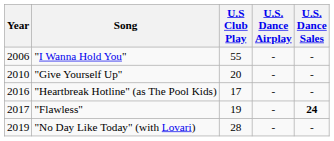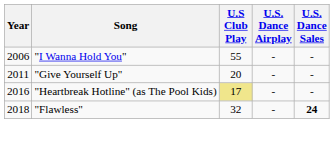(18, 74) 2010 -> (18, 74) 2011
(236, 91) no background -> (236, 91) khaki background
(18, 109) 2017 -> (18, 109) 2018
(236, 109) 19 -> (236, 109) 32
- row: (115, 127)
